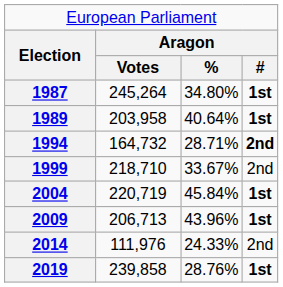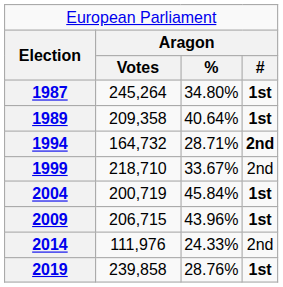(138, 119) 203,958 -> (138, 119) 209,358
(138, 194) 220,719 -> (138, 194) 200,719
(138, 220) 206,713 -> (138, 220) 206,715
